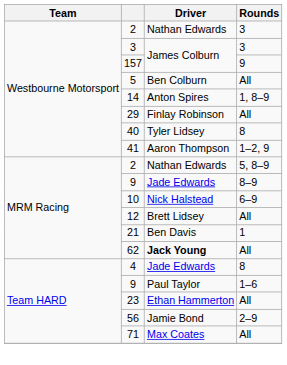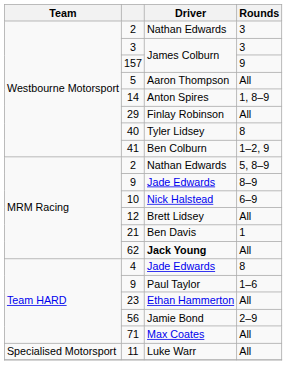(177, 80) Ben Colburn -> (188, 80) Aaron Thompson
(188, 148) Aaron Thompson -> (177, 148) Ben Colburn
+ row: (133, 351)
